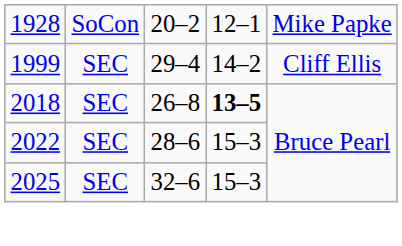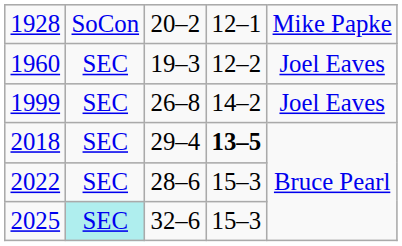+ row: (35, 63)
(175, 63) 29–4 -> (175, 102) 26–8
(332, 63) Cliff Ellis -> (332, 102) Joel Eaves
(175, 102) 26–8 -> (175, 142) 29–4
(105, 181) no background -> (105, 220) paleturquoise background
